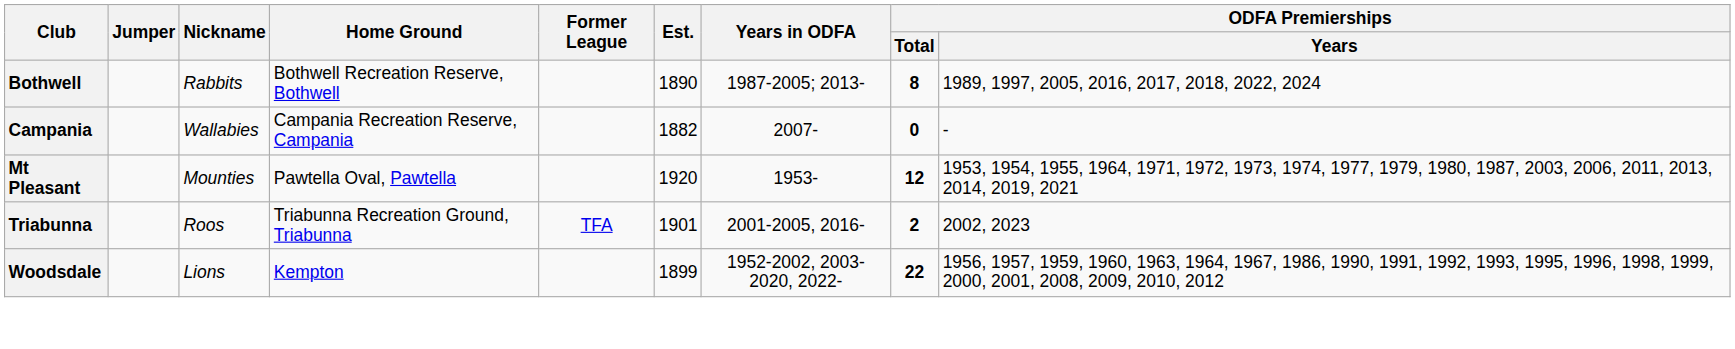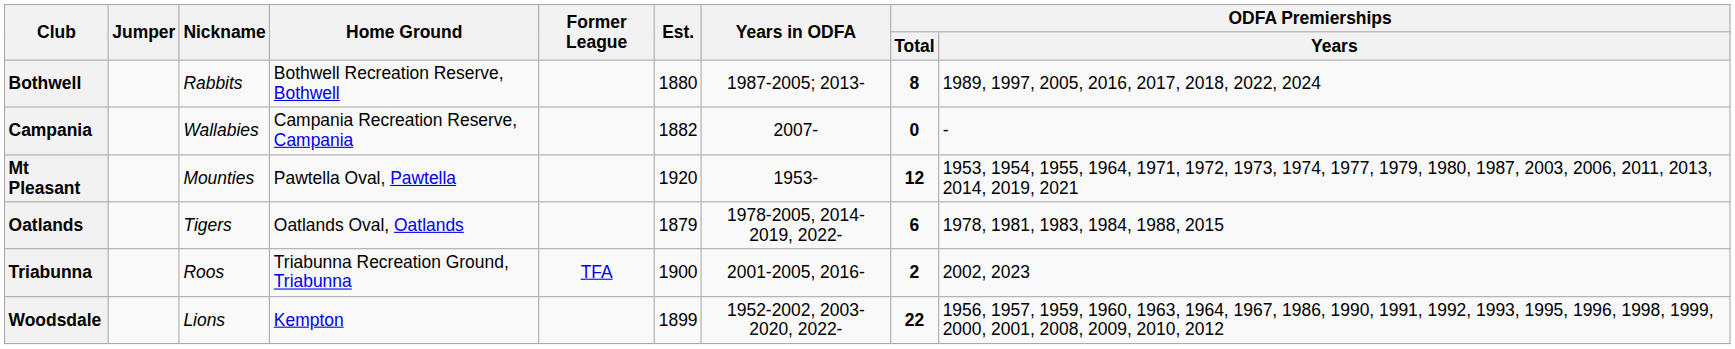(678, 83) 1890 -> (678, 83) 1880
+ row: (46, 225)
(678, 225) 1901 -> (678, 272) 1900
